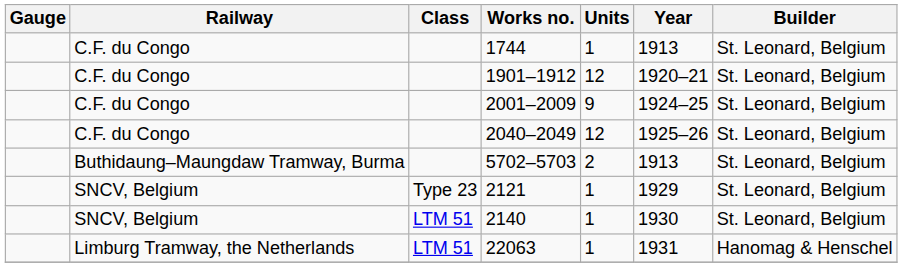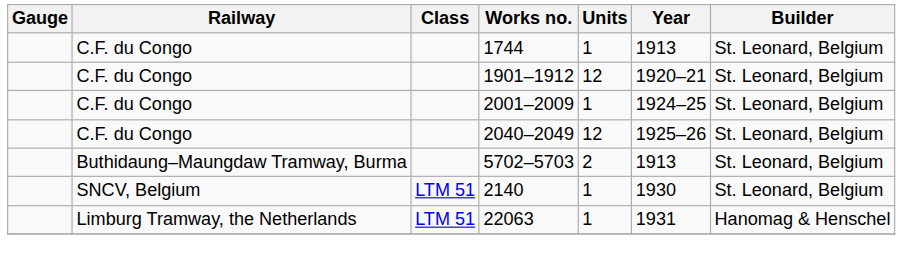(589, 104) 9 -> (587, 104) 1
- row: (506, 190)
